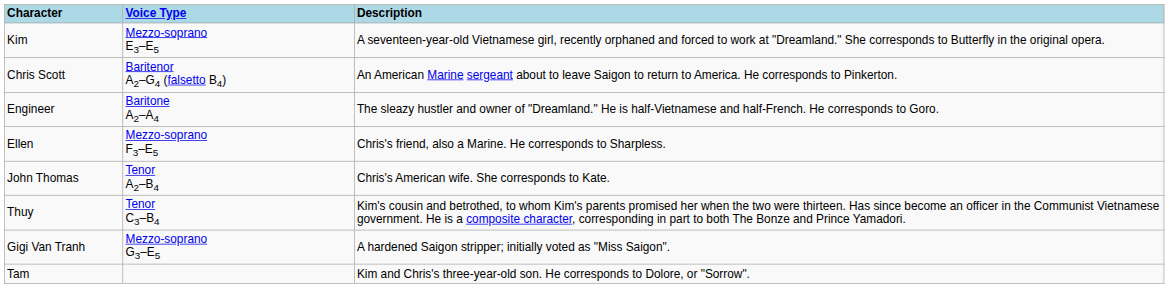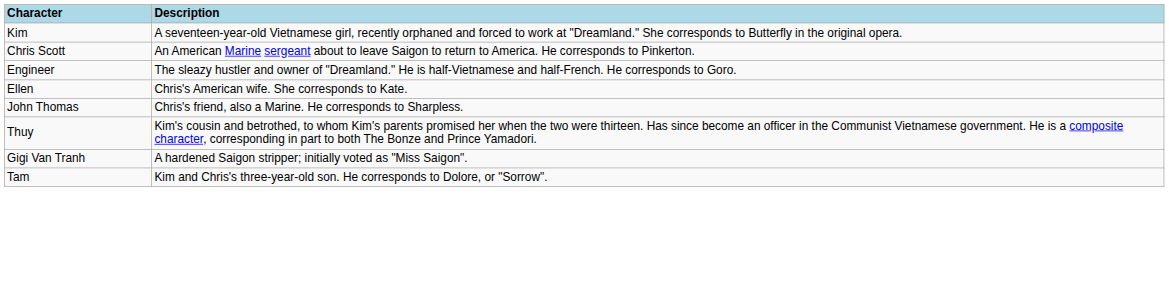- column: (156, 13)
(511, 143) Chris's friend, also a Marine. He corresponds to Sharpless. -> (281, 88) Chris's American wife. She corresponds to Kate.
(483, 178) Chris's American wife. She corresponds to Kate. -> (309, 107) Chris's friend, also a Marine. He corresponds to Sharpless.
